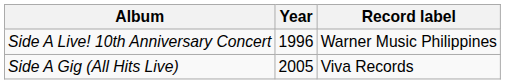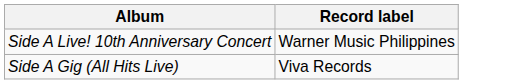- column: (296, 16)
